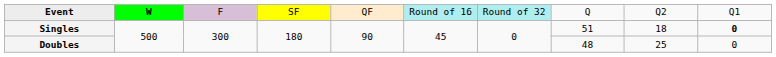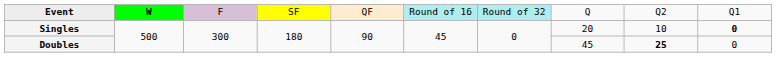(588, 28) 51 -> (588, 28) 20
(661, 28) 18 -> (661, 28) 10
(588, 44) 48 -> (588, 44) 45
(661, 44) normal -> (661, 44) bold
